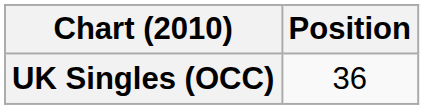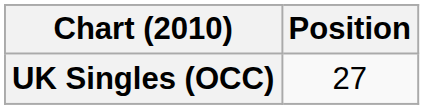(350, 78) 36 -> (350, 78) 27
